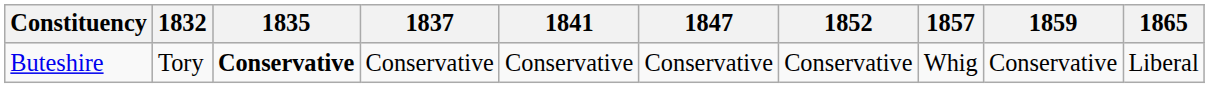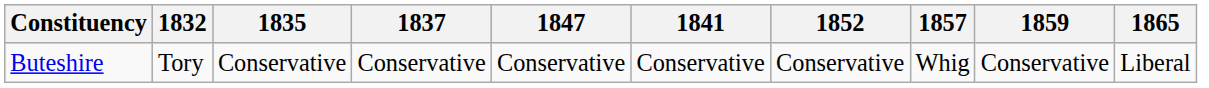columns swapped: (569, 23) <-> (709, 23)
(286, 62) bold -> (282, 62) normal
